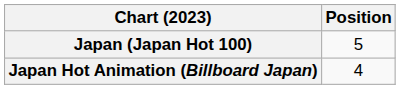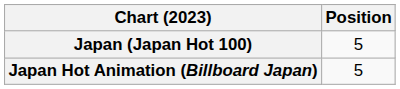(359, 71) 4 -> (359, 71) 5
